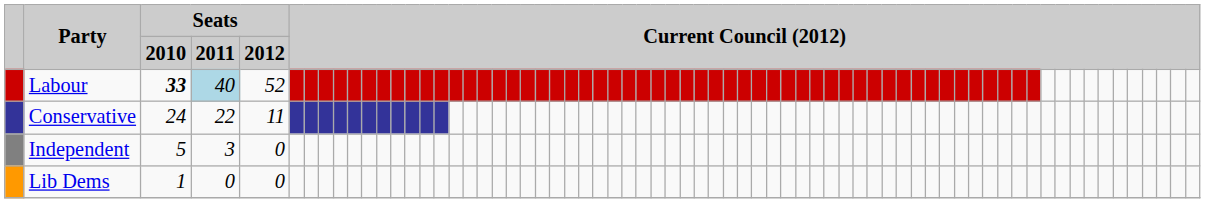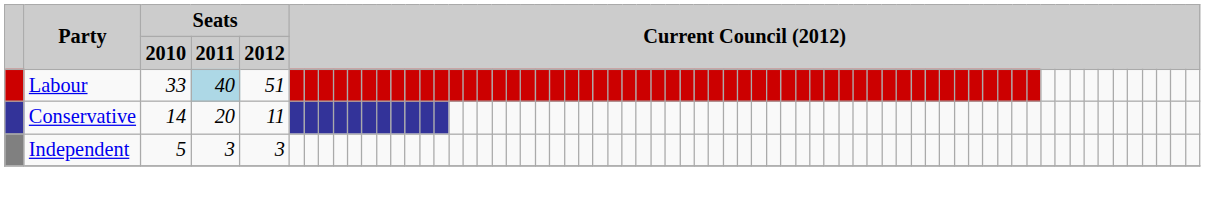(176, 85) bold -> (176, 85) normal
(275, 85) 52 -> (275, 85) 51
(176, 117) 24 -> (176, 117) 14
(225, 117) 22 -> (225, 117) 20
(280, 149) 0 -> (280, 149) 3
- row: (69, 181)
